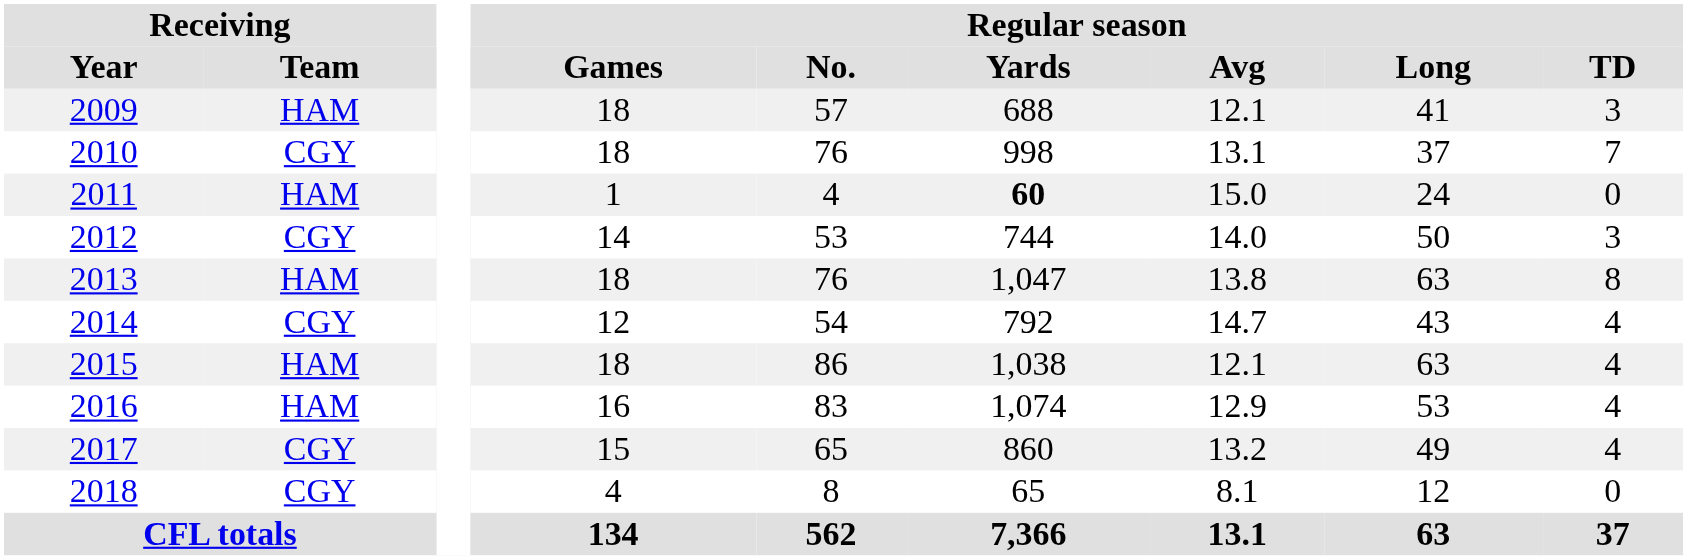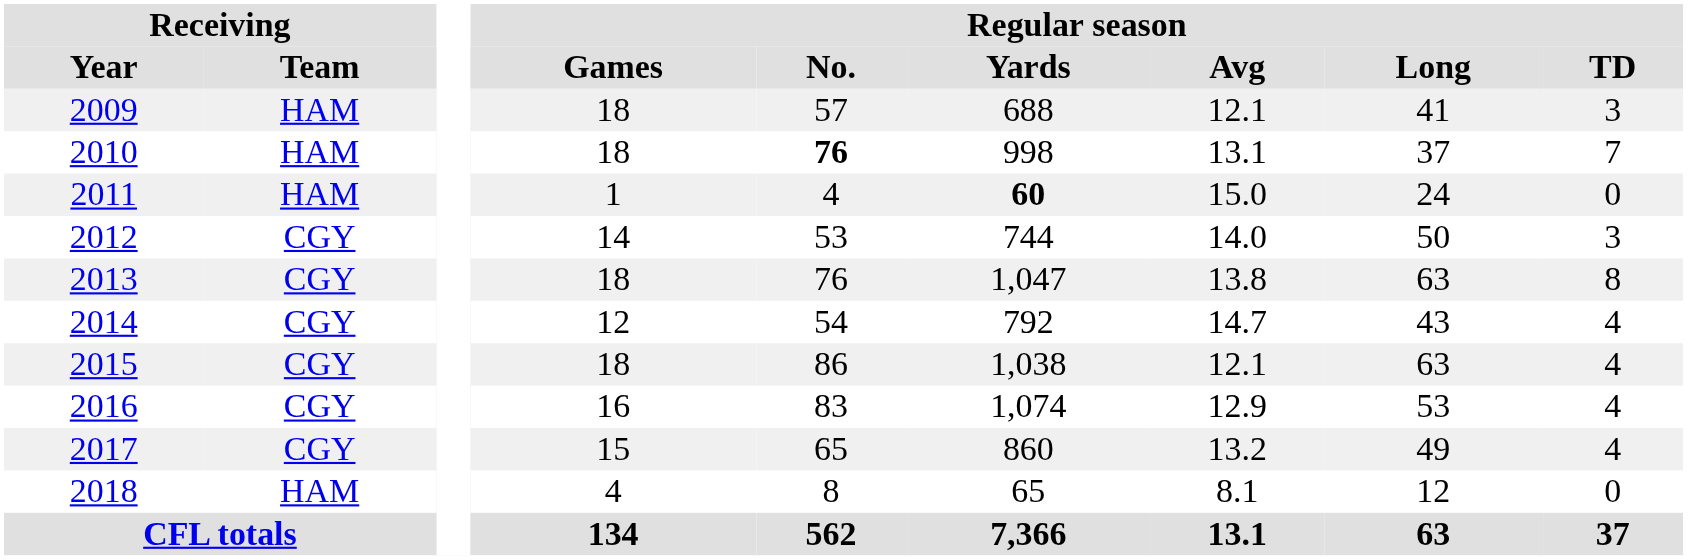(320, 151) CGY -> (320, 151) HAM
(831, 151) normal -> (831, 151) bold
(320, 279) HAM -> (320, 279) CGY
(320, 363) HAM -> (320, 363) CGY
(320, 406) HAM -> (320, 406) CGY
(320, 491) CGY -> (320, 491) HAM
